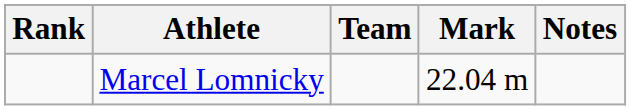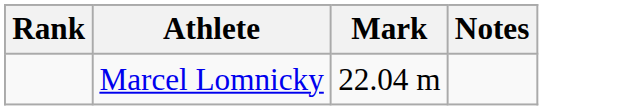- column: (375, 29)
